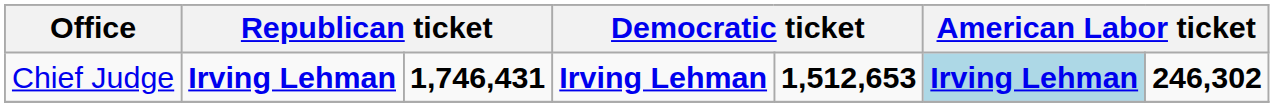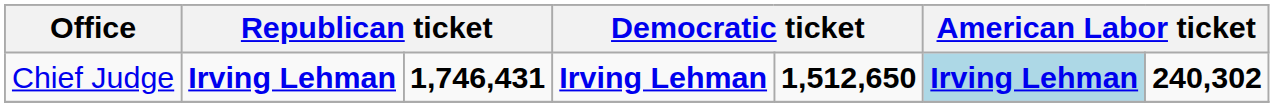(849, 76) 1,512,653 -> (849, 76) 1,512,650
(1207, 76) 246,302 -> (1207, 76) 240,302
